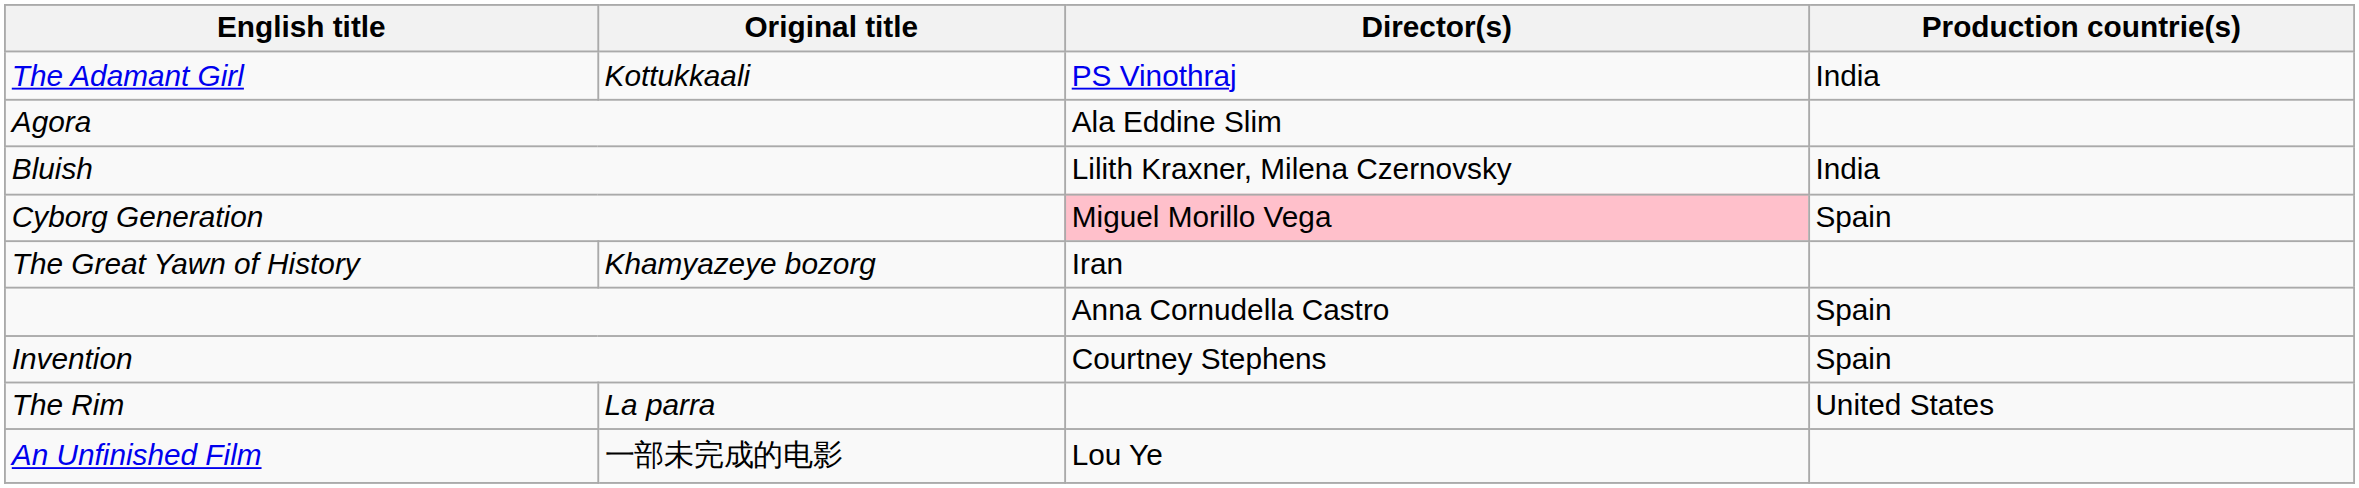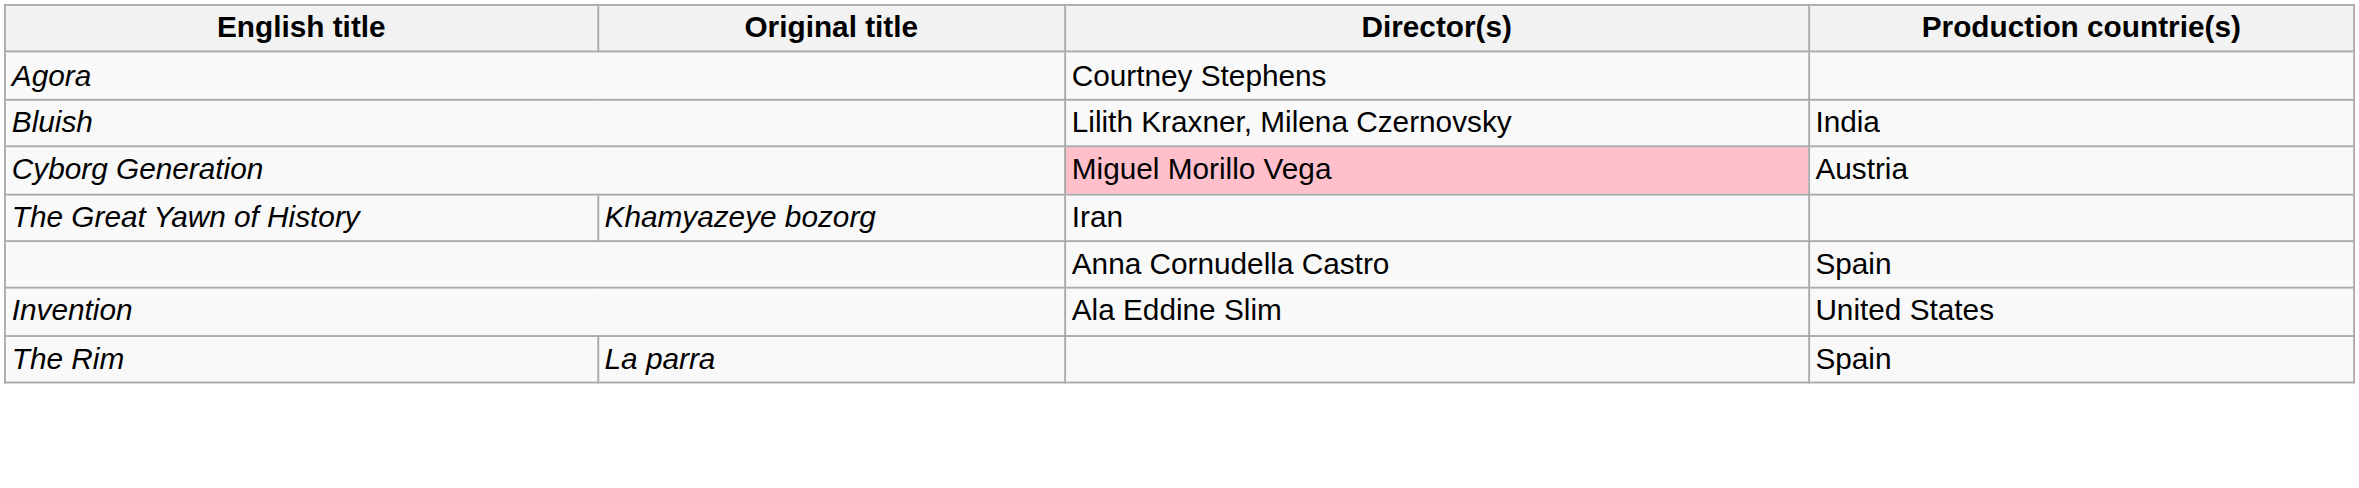- row: (128, 75)
(1177, 122) Ala Eddine Slim -> (1199, 75) Courtney Stephens
(1853, 216) Spain -> (1862, 169) Austria
(1199, 358) Courtney Stephens -> (1177, 311) Ala Eddine Slim
(1853, 358) Spain -> (1905, 311) United States
(1905, 405) United States -> (1853, 358) Spain
- row: (137, 455)
